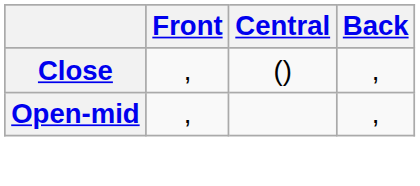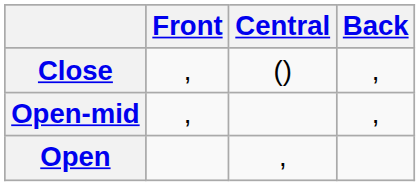+ row: (75, 157)
